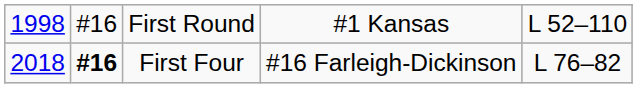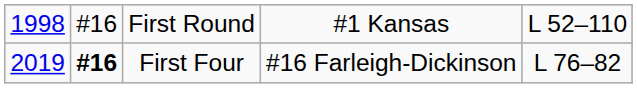(38, 62) 2018 -> (38, 62) 2019
